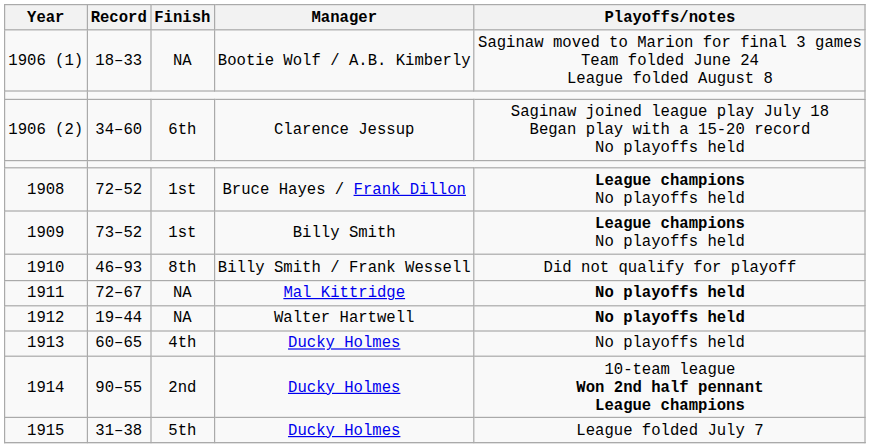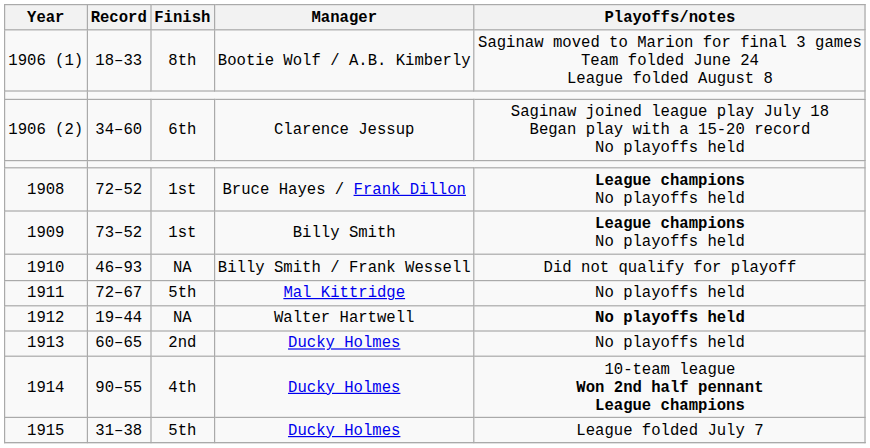(182, 61) NA -> (182, 61) 8th
(182, 267) 8th -> (182, 267) NA
(182, 293) NA -> (182, 293) 5th
(670, 293) bold -> (670, 293) normal
(182, 344) 4th -> (182, 344) 2nd
(182, 387) 2nd -> (182, 387) 4th
